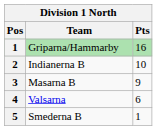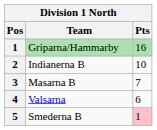(138, 82) 9 -> (138, 82) 7
(138, 116) no background -> (138, 116) pink background
